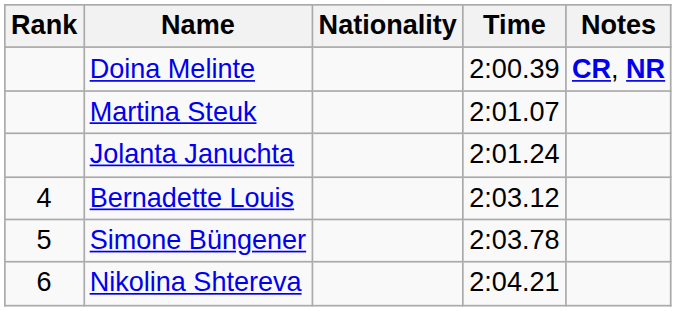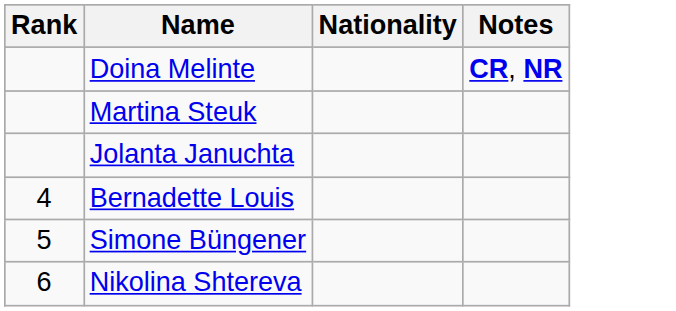- column: (514, 25)
